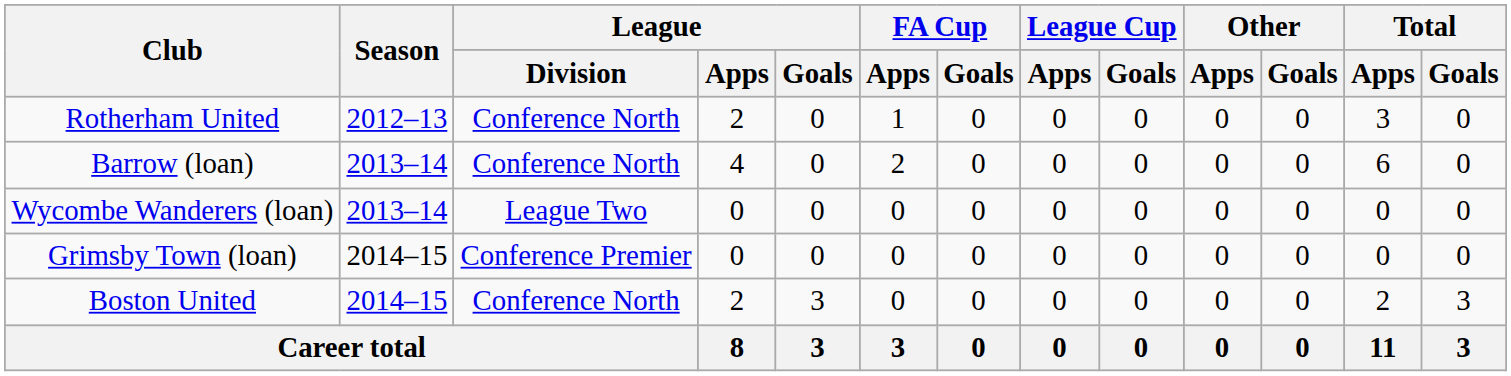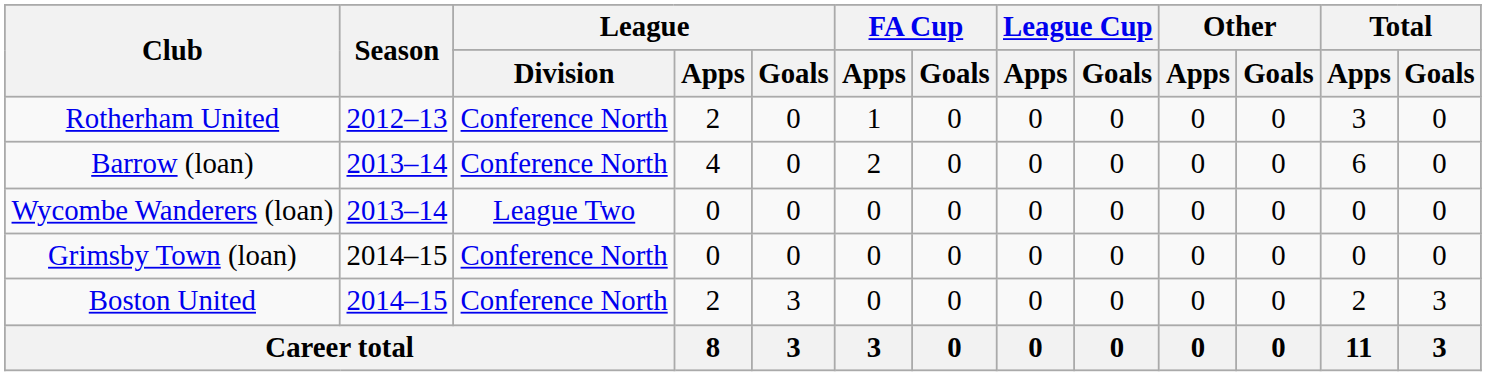(576, 255) Conference Premier -> (564, 255) Conference North
